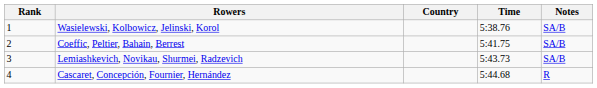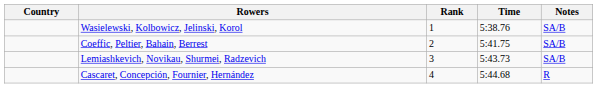columns swapped: (30, 12) <-> (440, 12)
